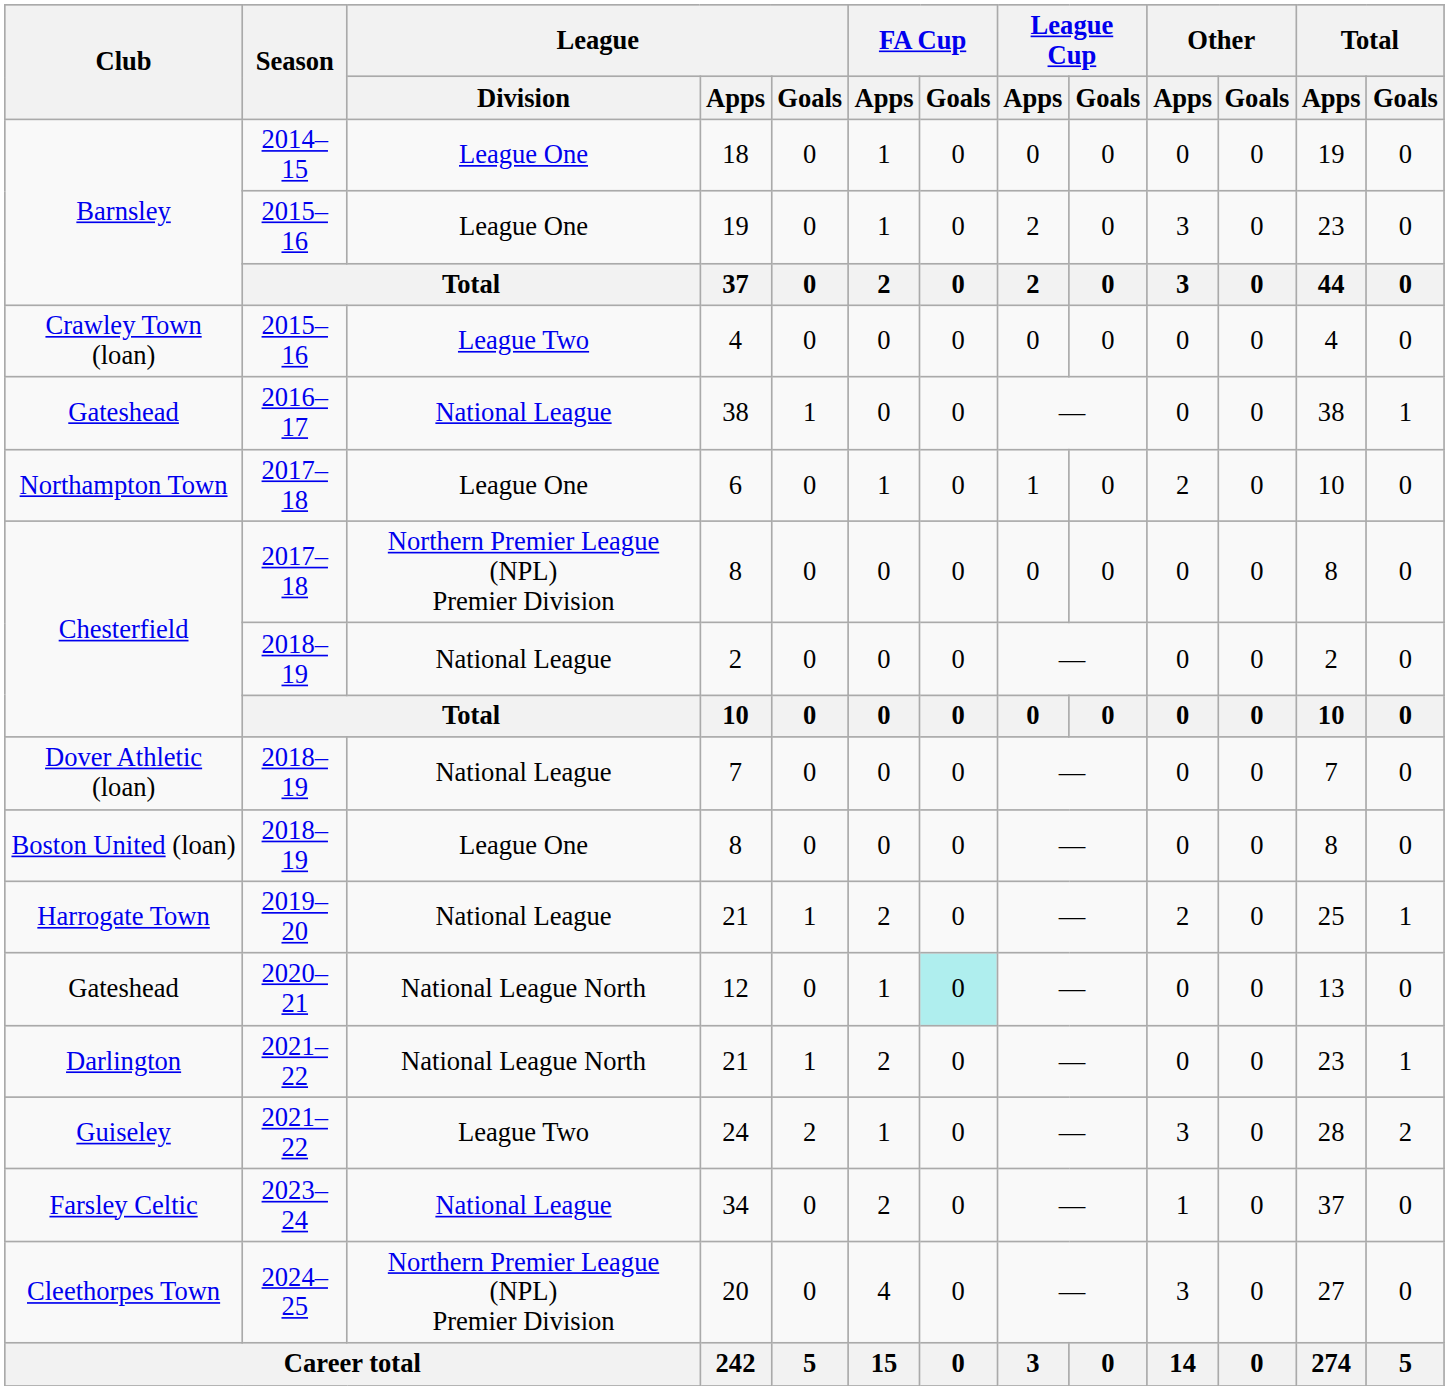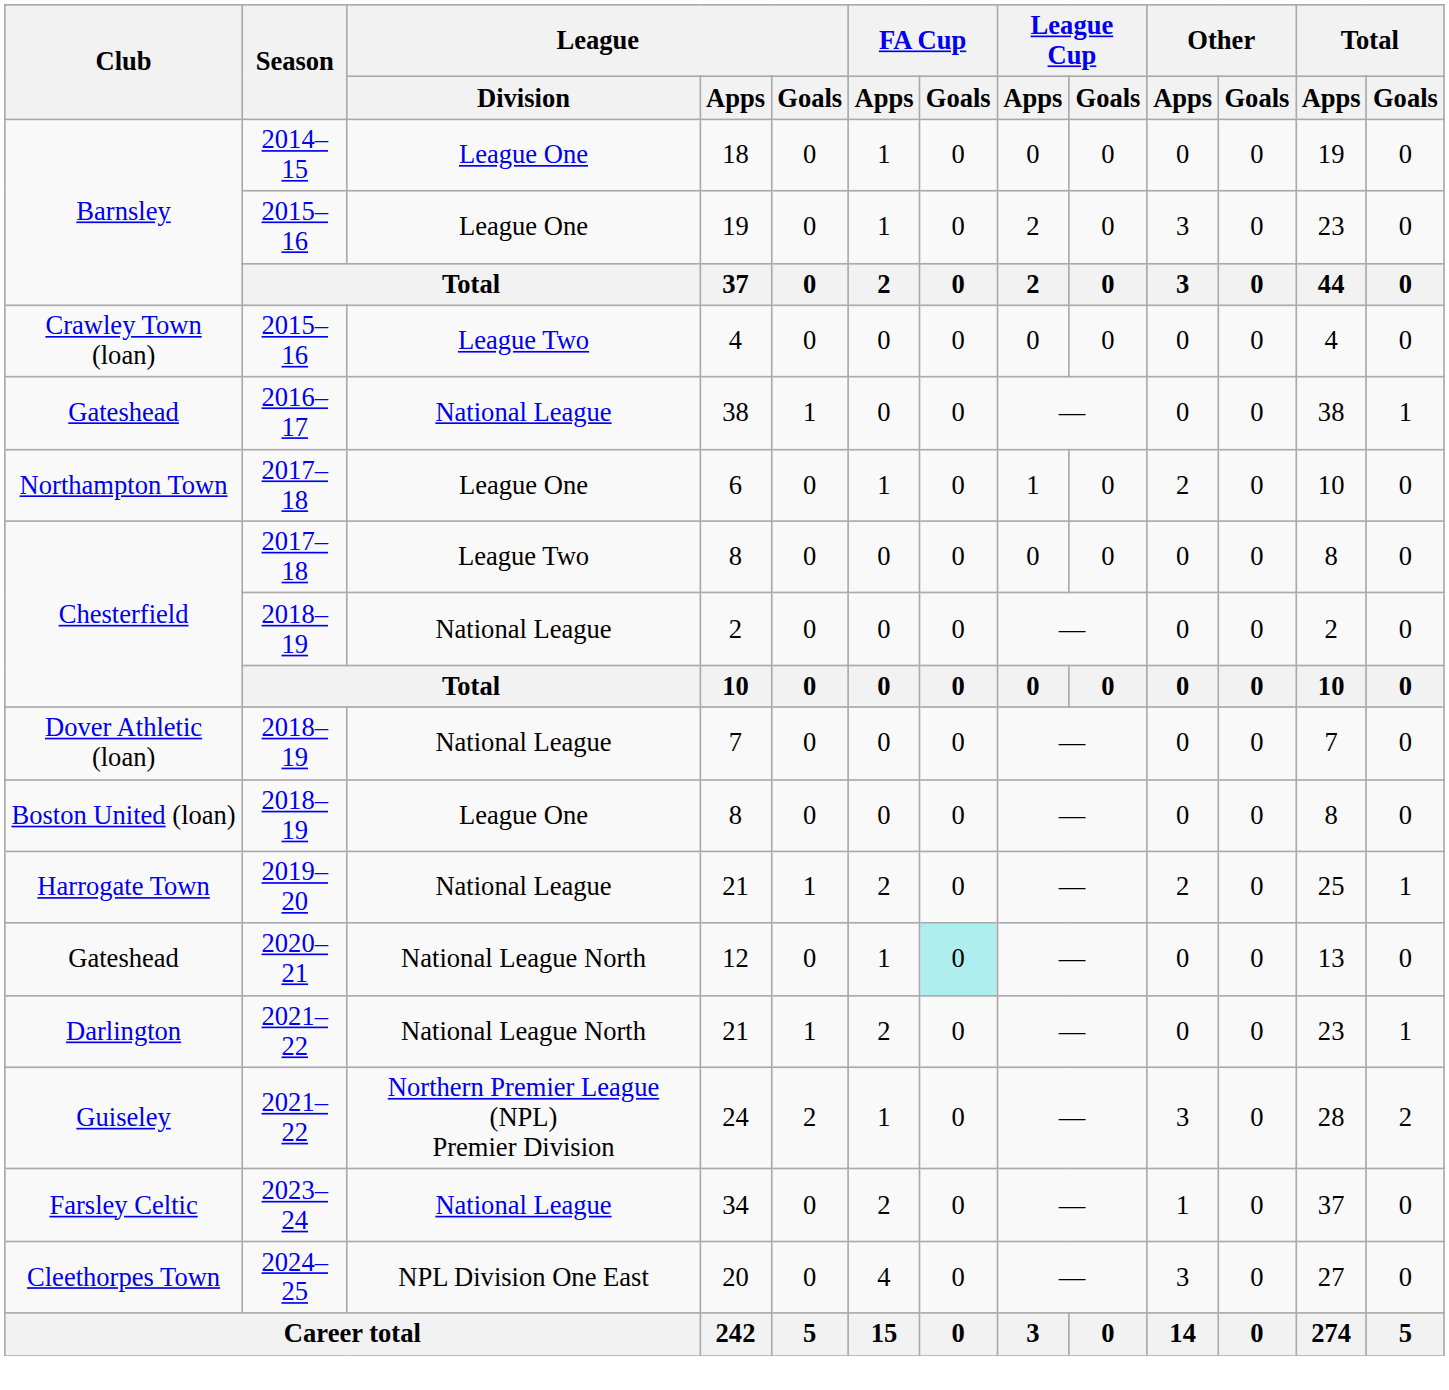(524, 571) Northern Premier League (NPL) Premier Division -> (524, 556) League Two
(524, 1132) League Two -> (524, 1117) Northern Premier League (NPL) Premier Division
(524, 1291) Northern Premier League (NPL) Premier Division -> (524, 1276) NPL Division One East
